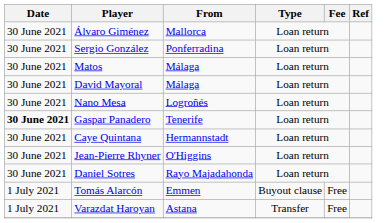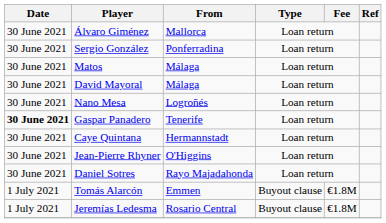(337, 191) Free -> (342, 191) €1.8M
- row: (115, 208)
+ row: (116, 208)
